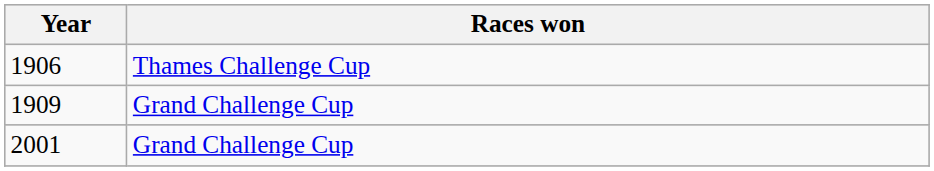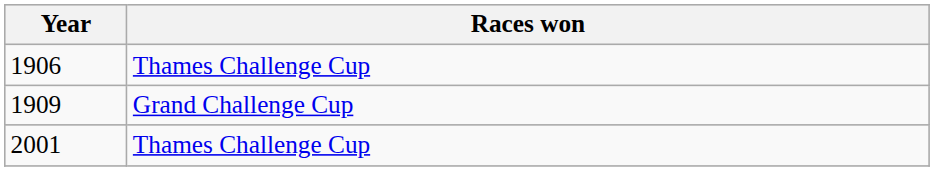(243, 144) Grand Challenge Cup -> (252, 144) Thames Challenge Cup
